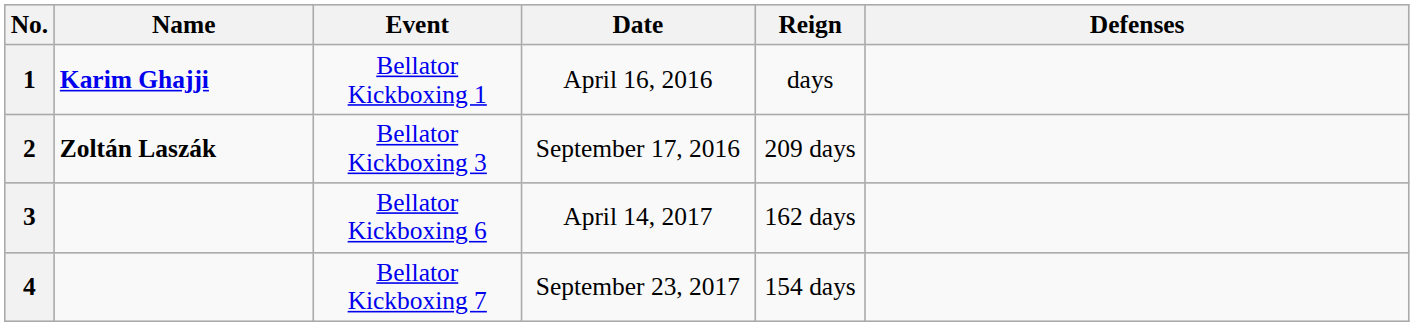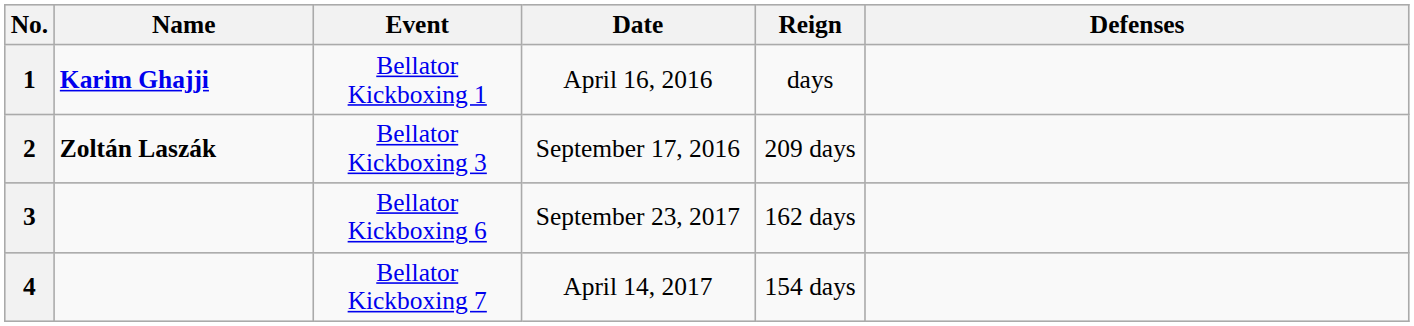(638, 217) April 14, 2017 -> (638, 217) September 23, 2017
(638, 286) September 23, 2017 -> (638, 286) April 14, 2017
